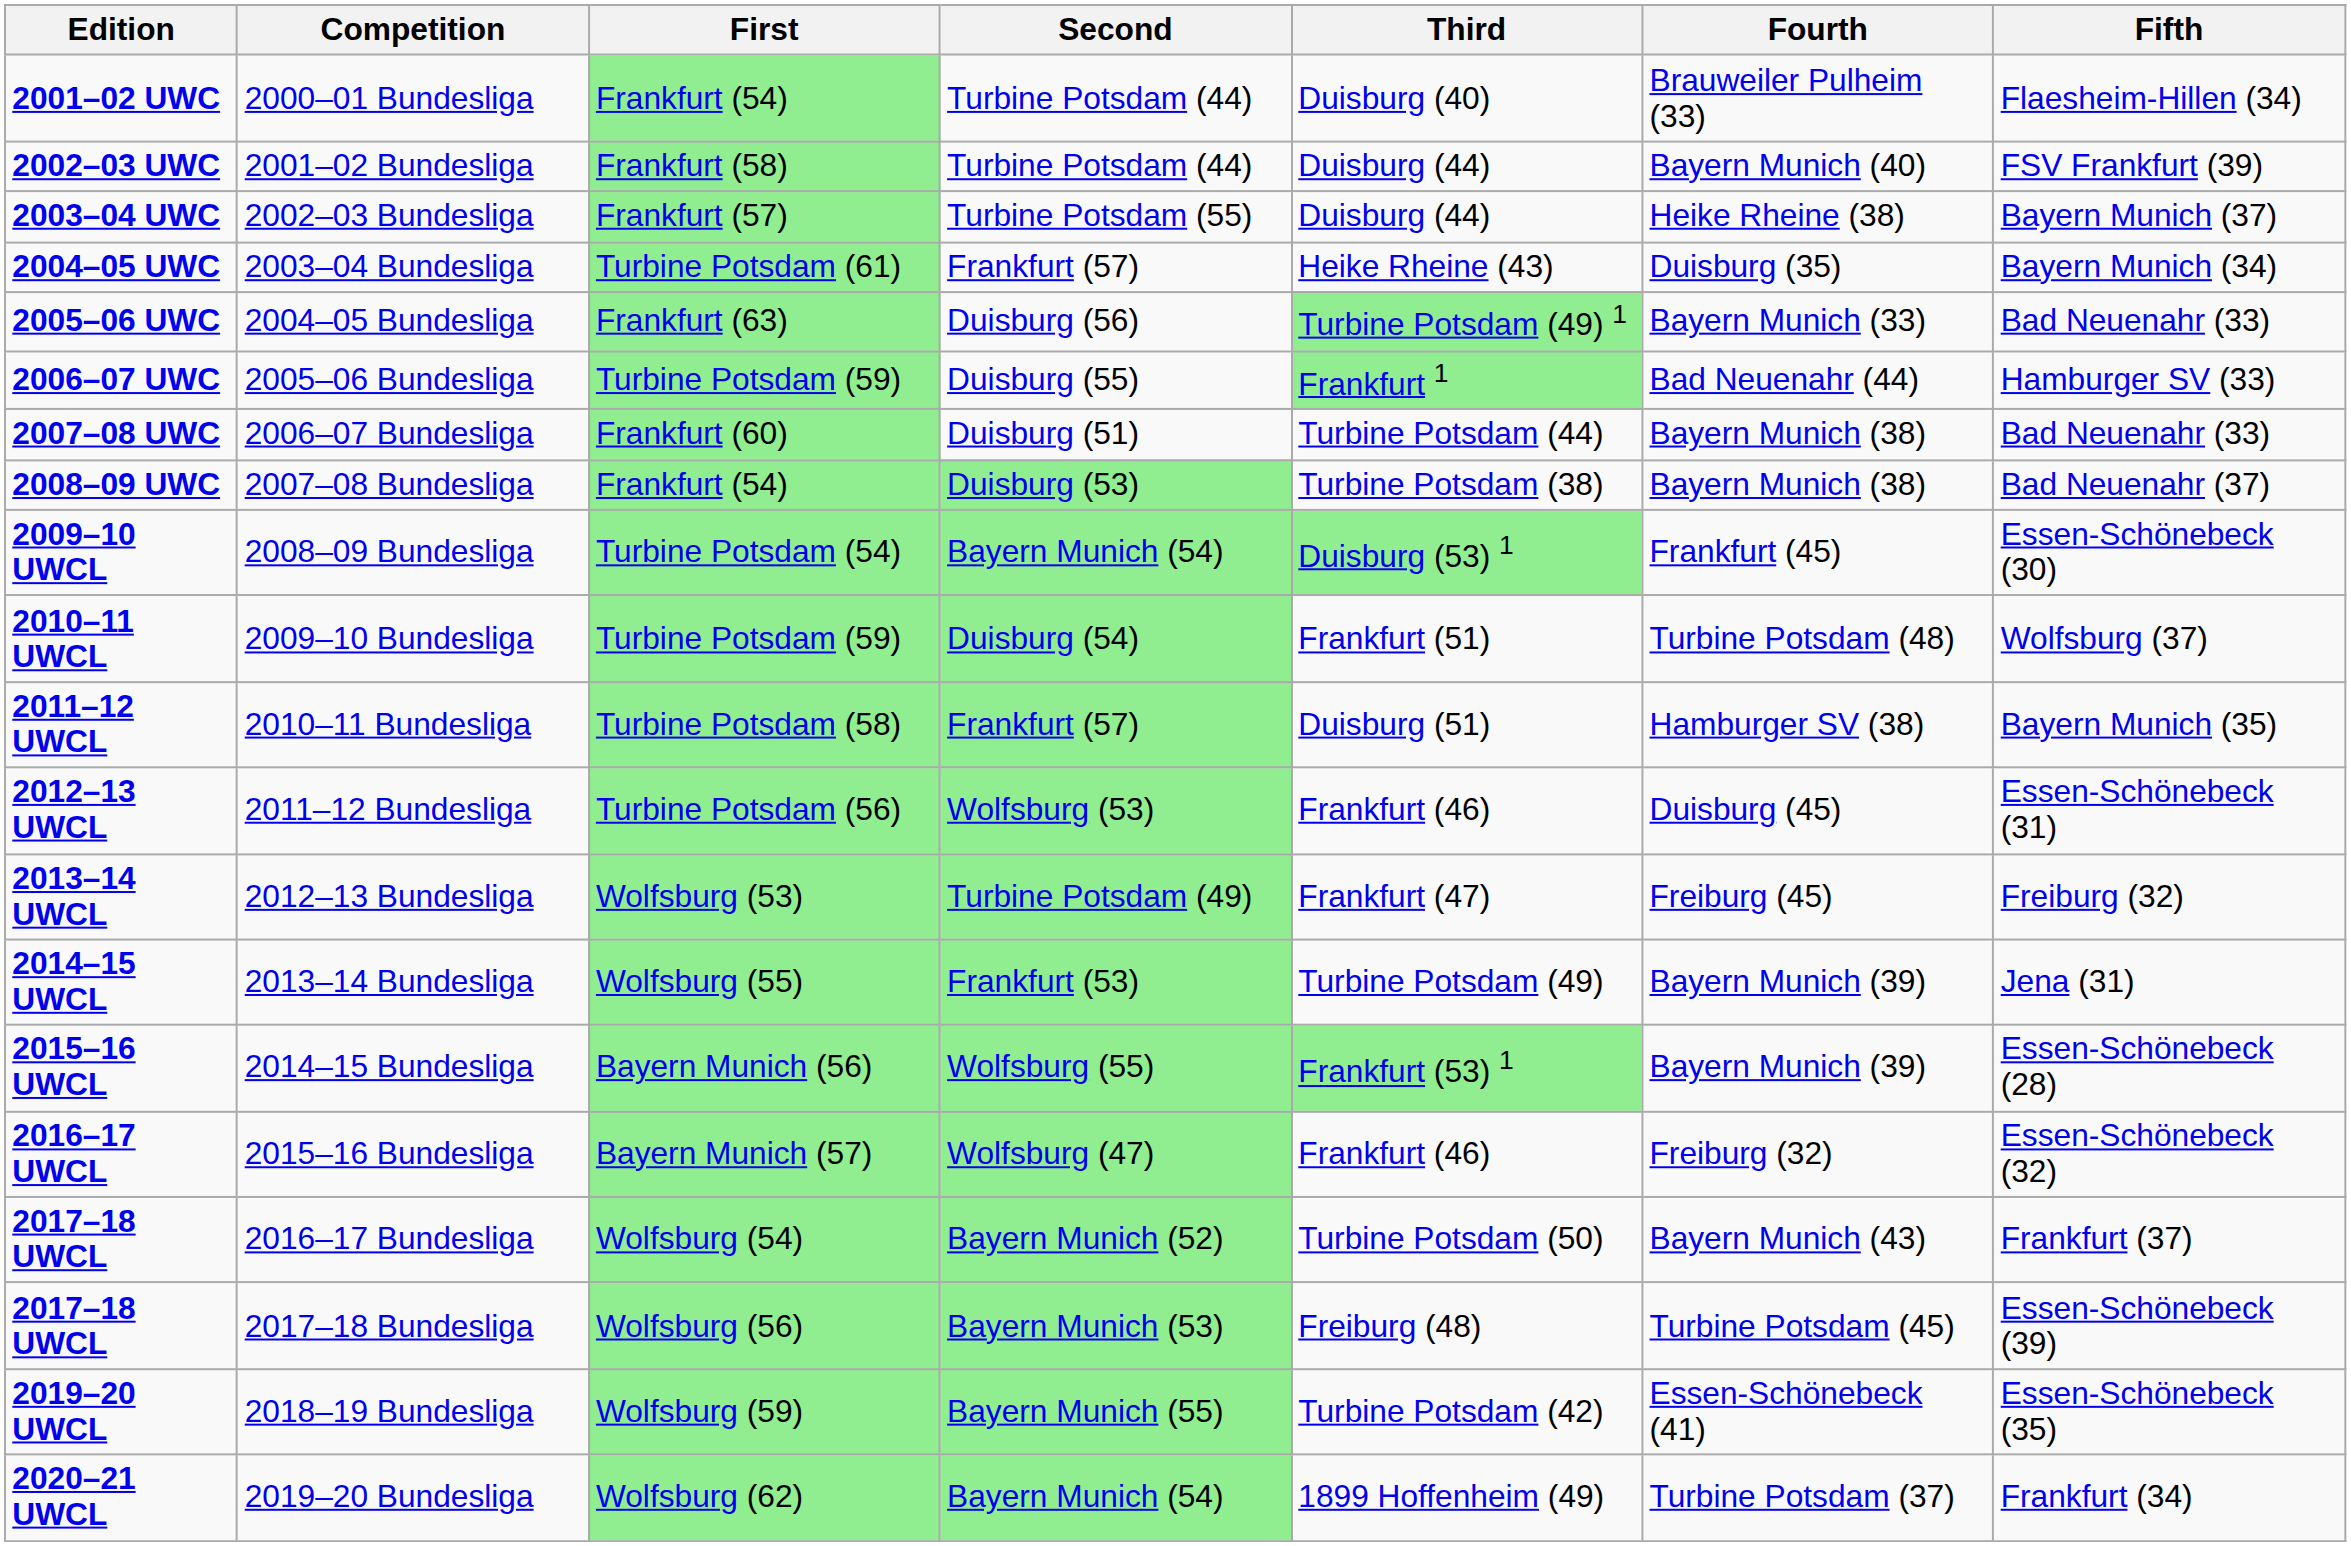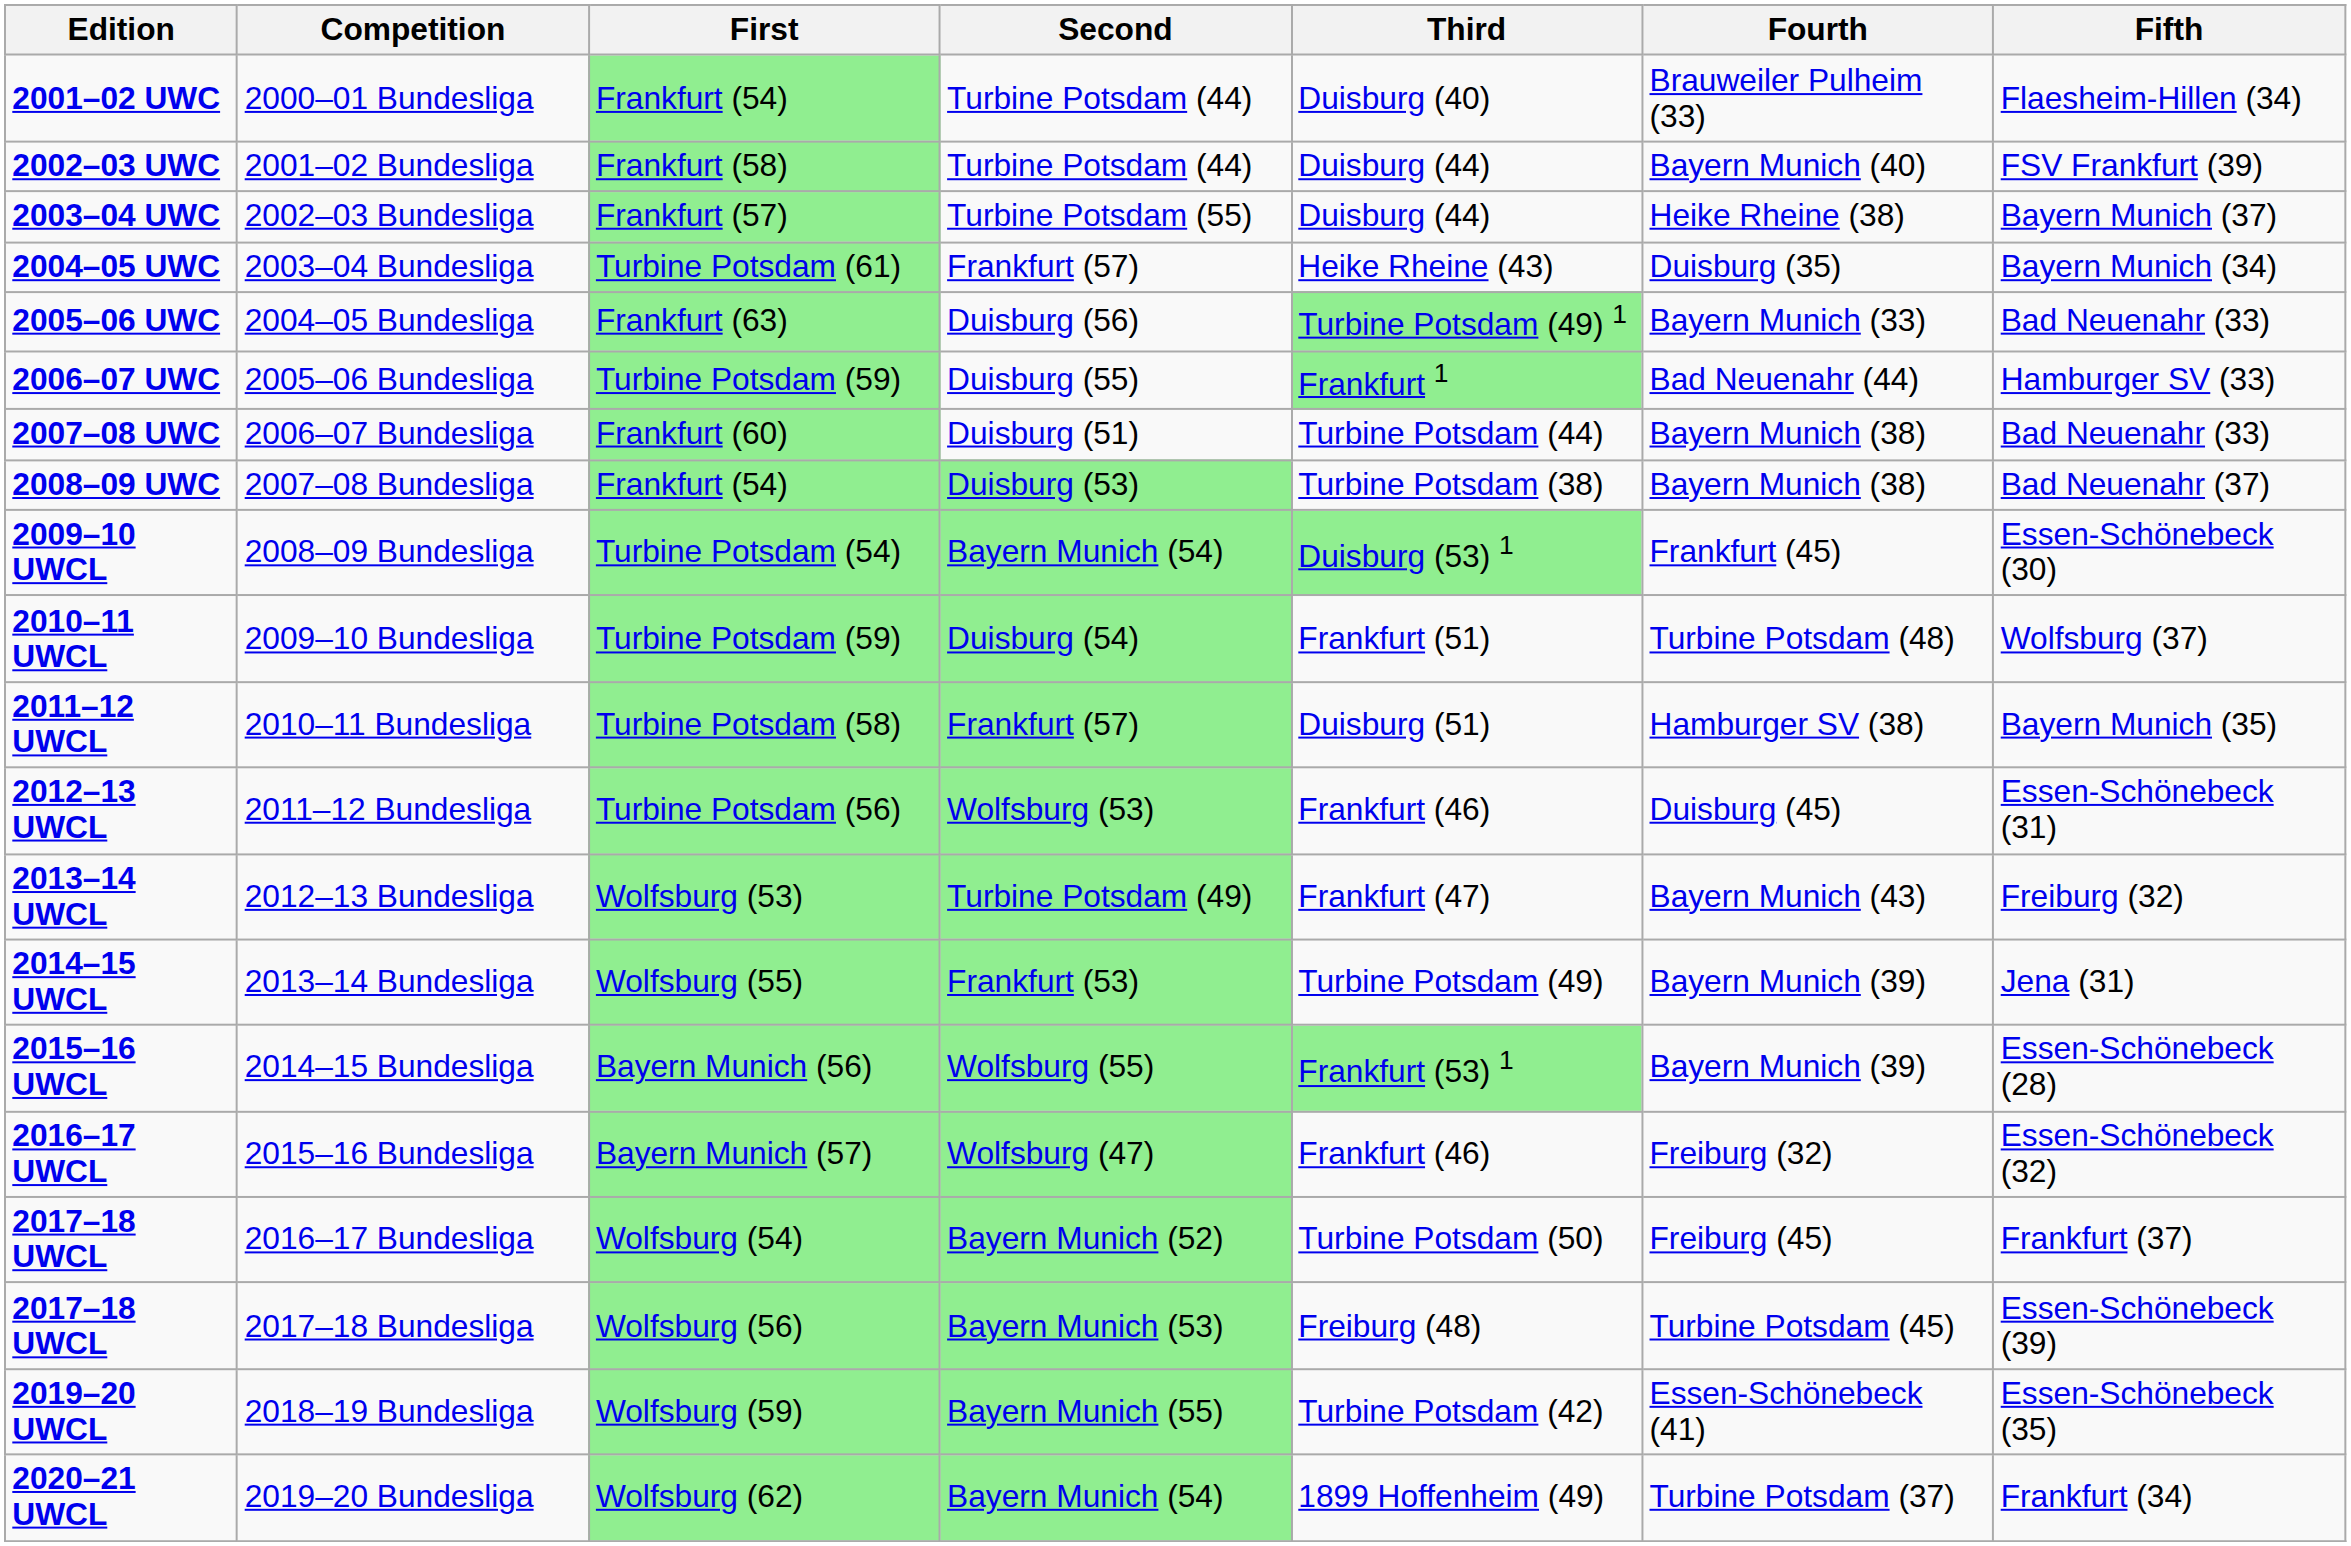(1741, 895) Freiburg (45) -> (1788, 895) Bayern Munich (43)
(1788, 1239) Bayern Munich (43) -> (1741, 1239) Freiburg (45)
